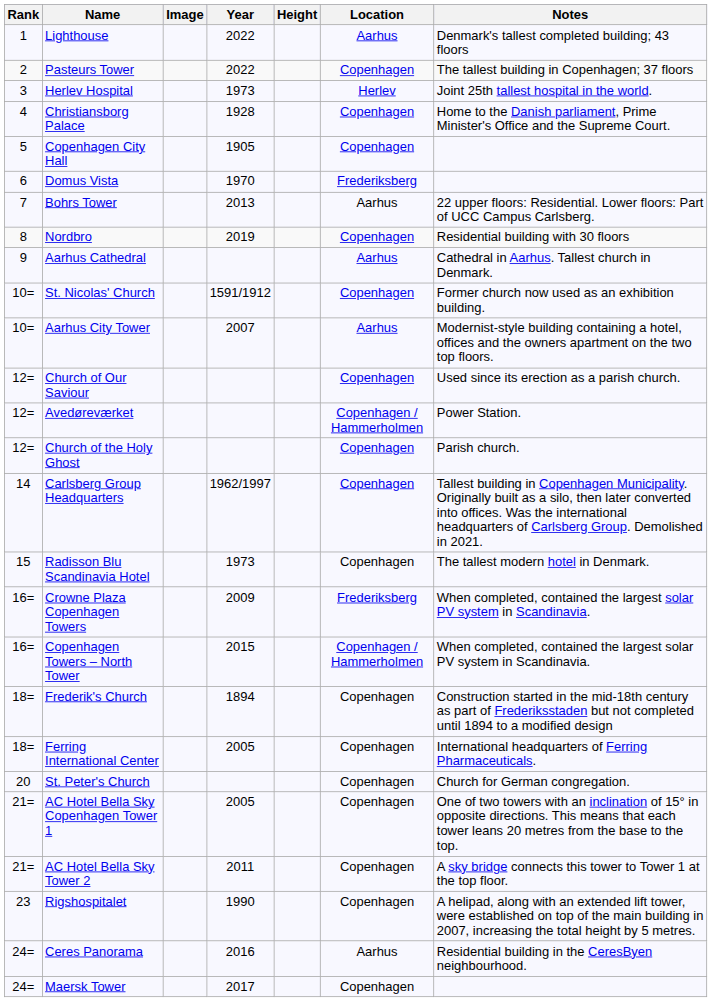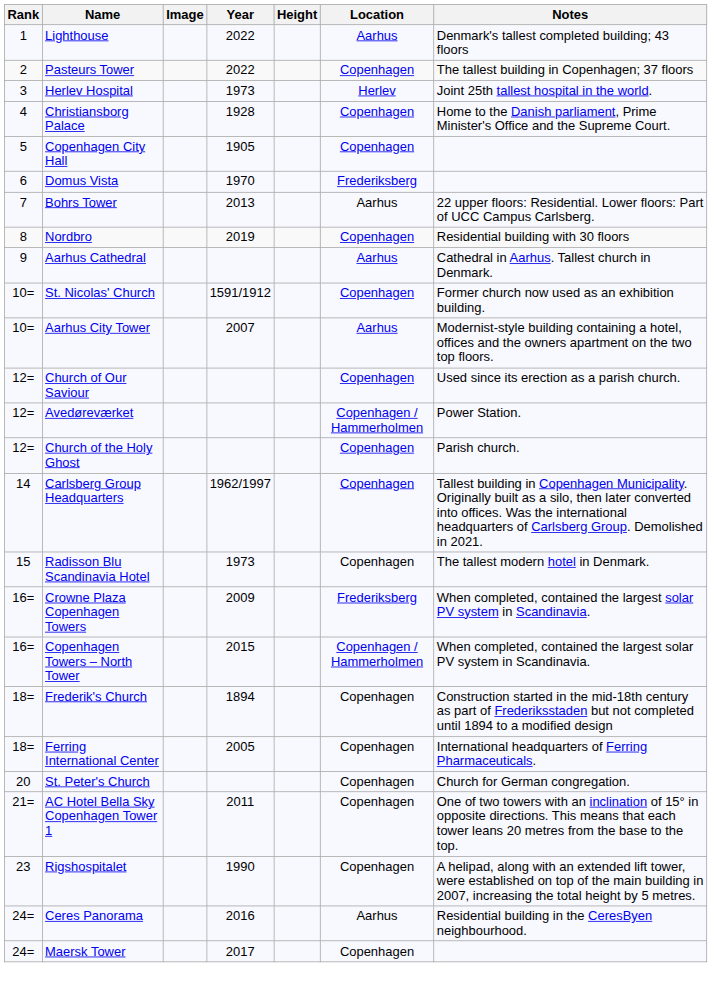(240, 802) 2005 -> (240, 802) 2011
- row: (100, 873)
